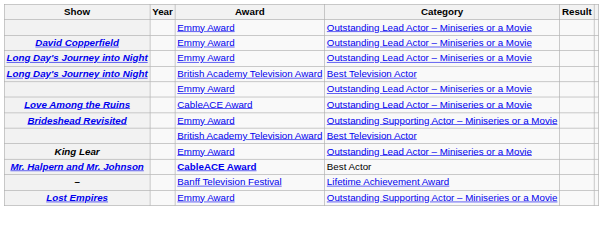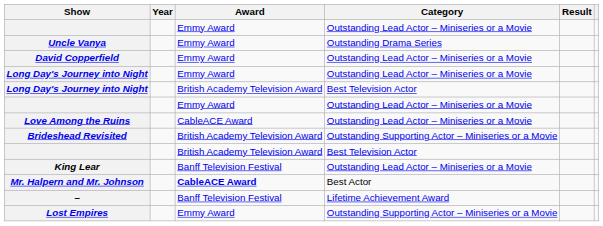+ row: (77, 43)
(206, 120) Emmy Award -> (250, 136) British Academy Television Award
(206, 151) Emmy Award -> (229, 167) Banff Television Festival
